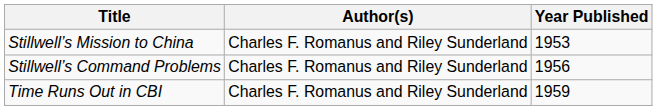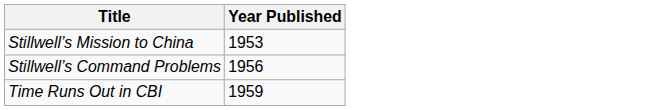- column: (378, 17)
